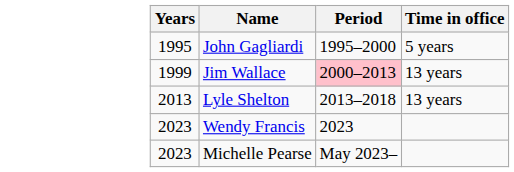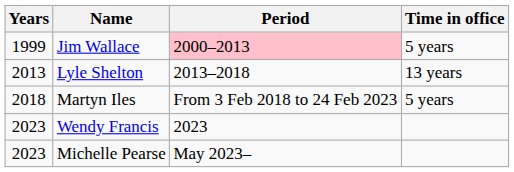- row: (253, 45)
(434, 72) 13 years -> (429, 45) 5 years
+ row: (96, 99)
